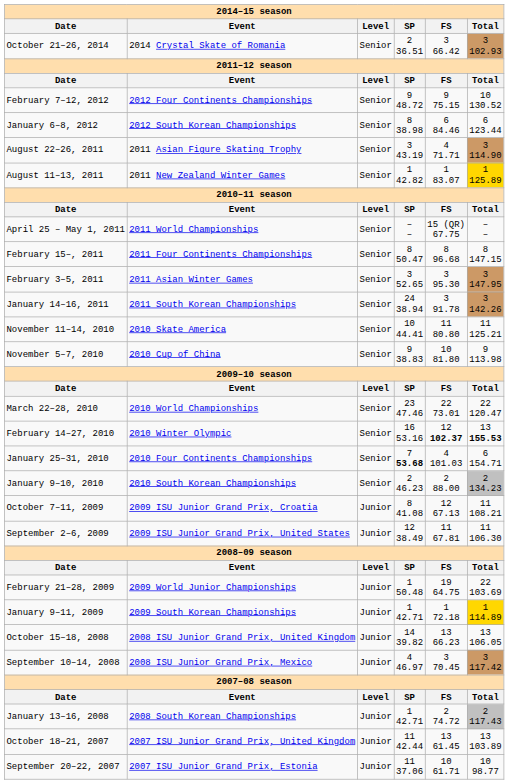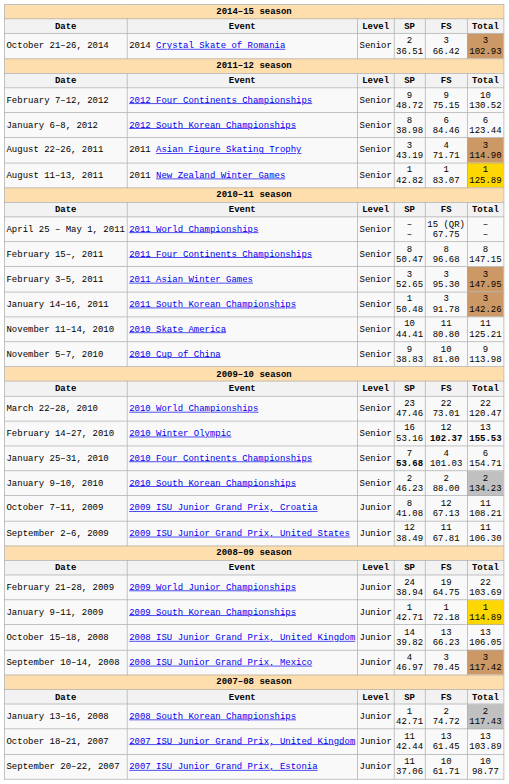(410, 304) 24 38.94 -> (410, 304) 1 50.48
(410, 588) 1 50.48 -> (410, 588) 24 38.94
